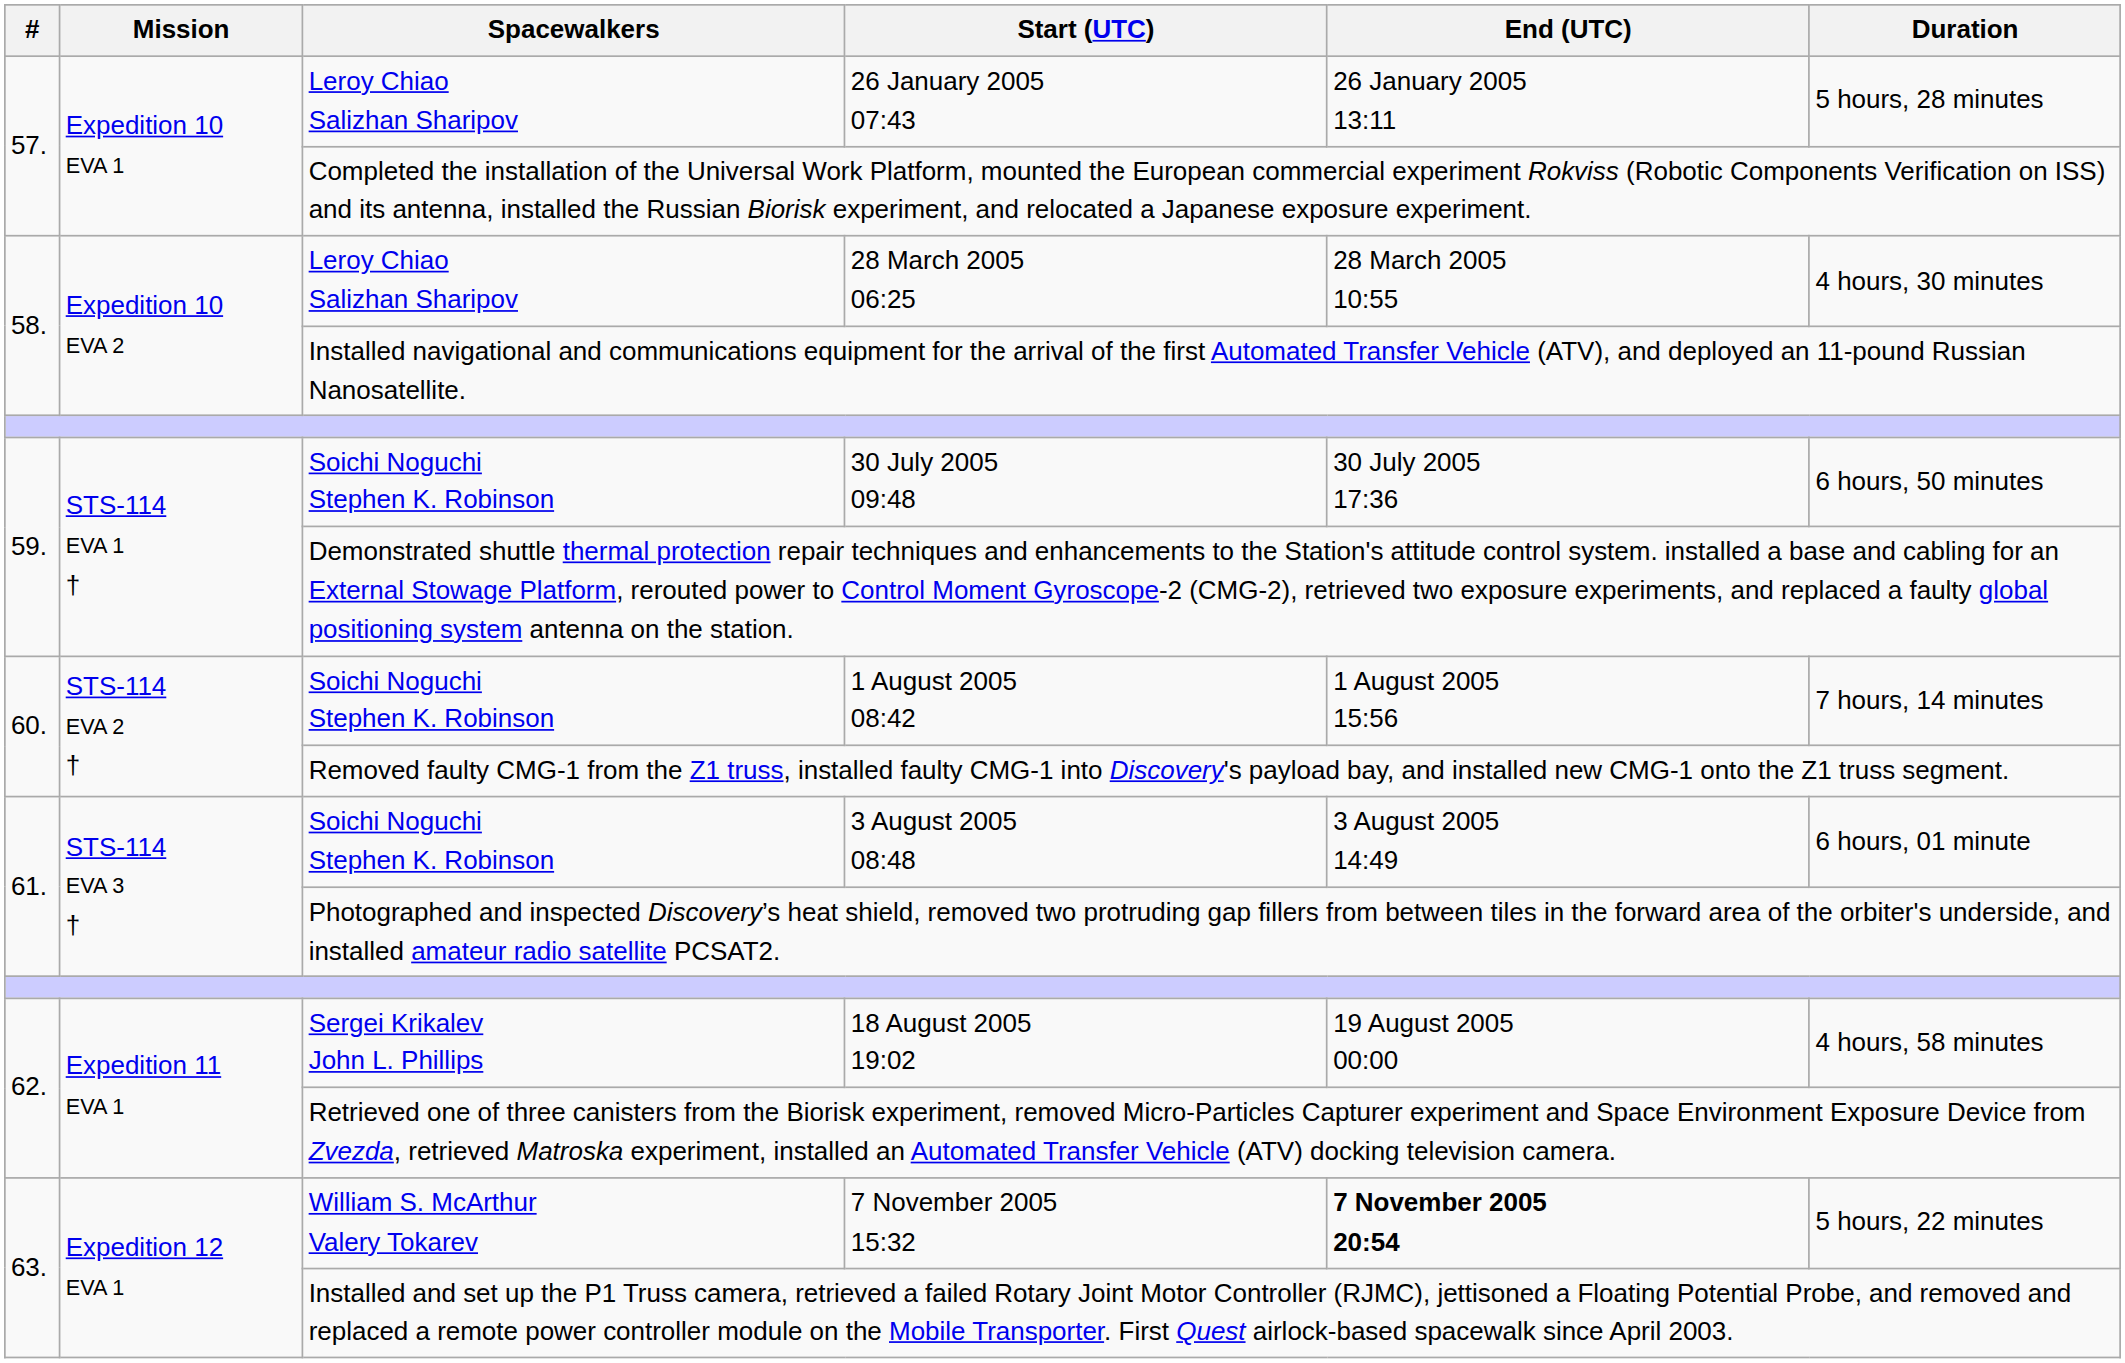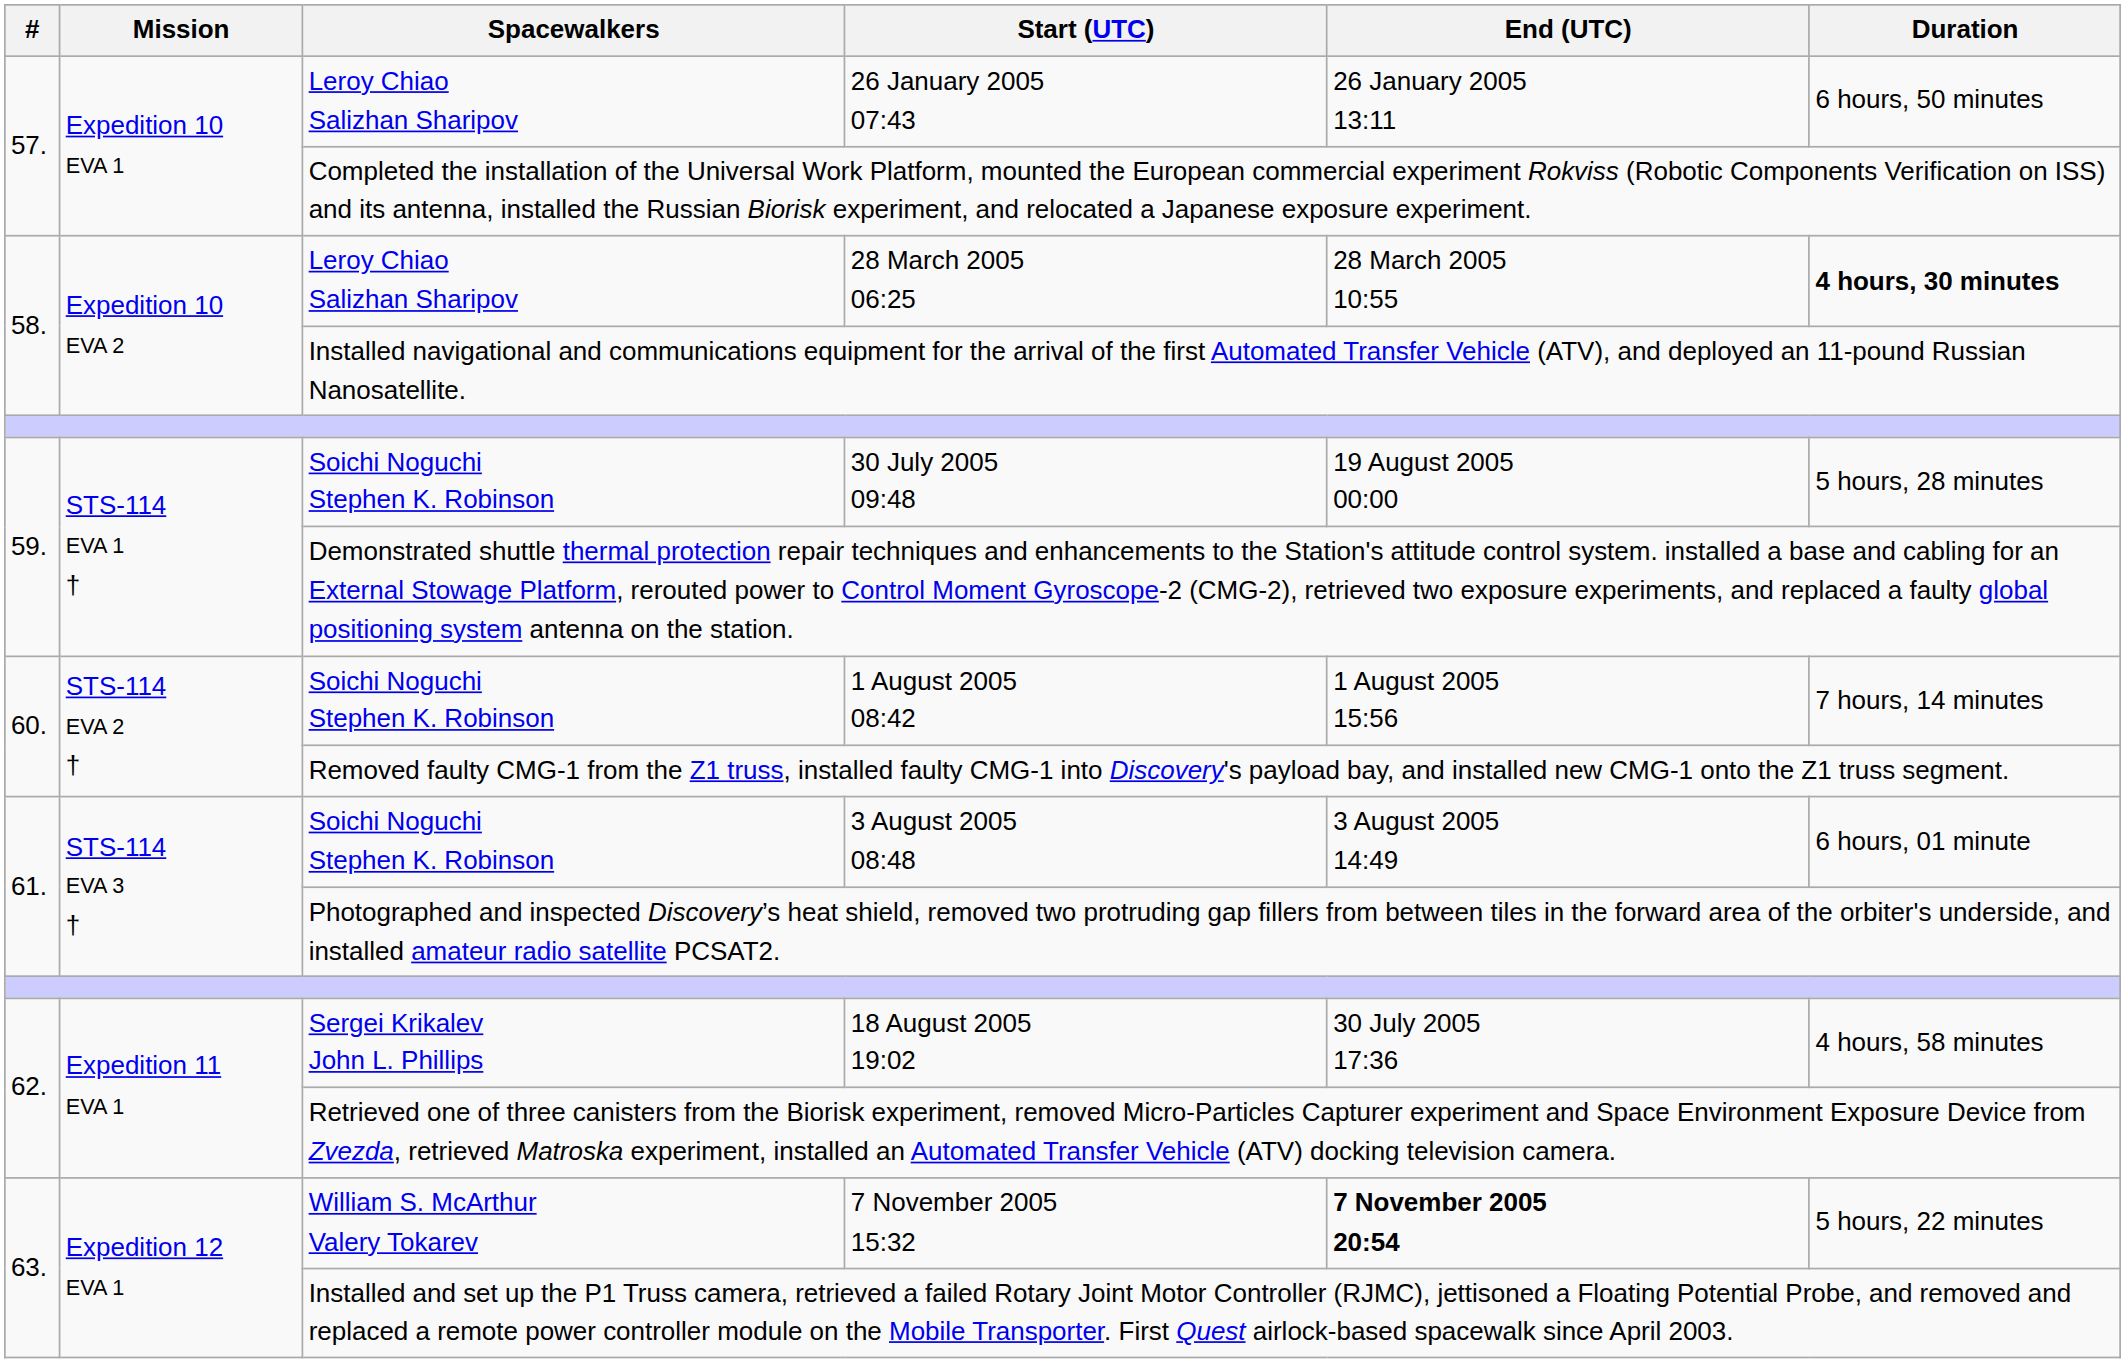(1930, 100) 5 hours, 28 minutes -> (1930, 100) 6 hours, 50 minutes
(1930, 280) normal -> (1937, 280) bold
(1407, 480) 30 July 2005 17:36 -> (1423, 480) 19 August 2005 00:00
(1930, 480) 6 hours, 50 minutes -> (1930, 480) 5 hours, 28 minutes
(1423, 1041) 19 August 2005 00:00 -> (1407, 1041) 30 July 2005 17:36
